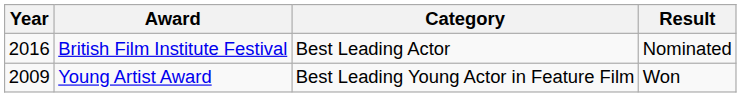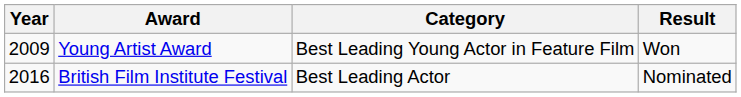rows swapped: (135, 77) <-> (173, 48)
